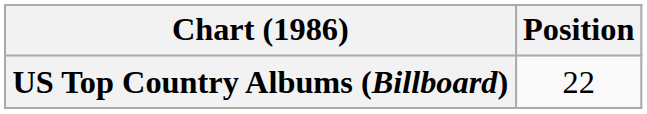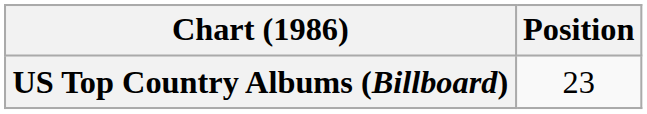(579, 81) 22 -> (579, 81) 23
